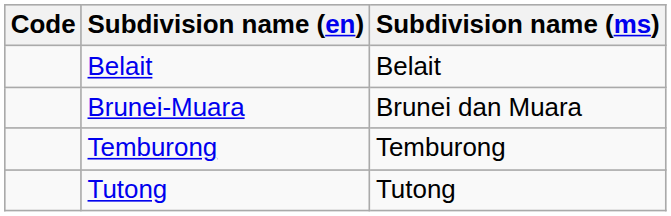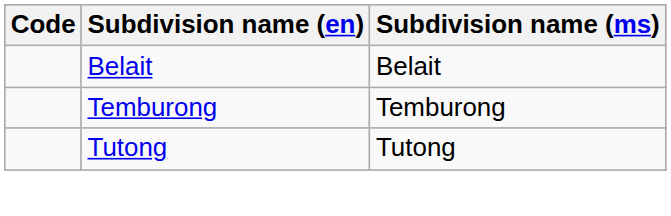- row: (166, 107)
